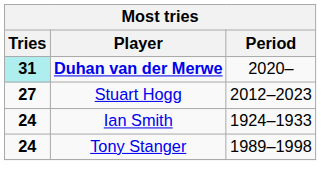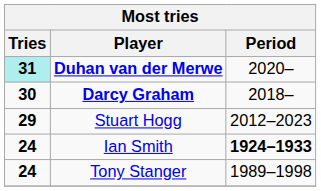+ row: (138, 95)
(27, 95) 27 -> (27, 120) 29
(271, 120) normal -> (271, 146) bold
